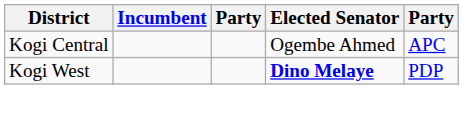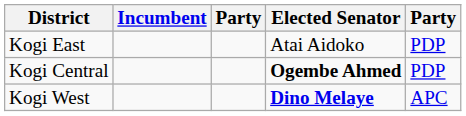+ row: (47, 44)
(333, 44) normal -> (336, 71) bold
(427, 44) APC -> (428, 71) PDP
(426, 71) PDP -> (429, 97) APC
